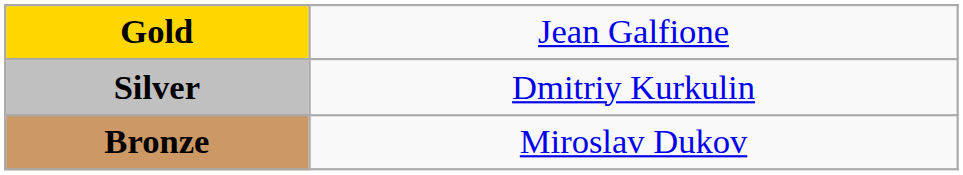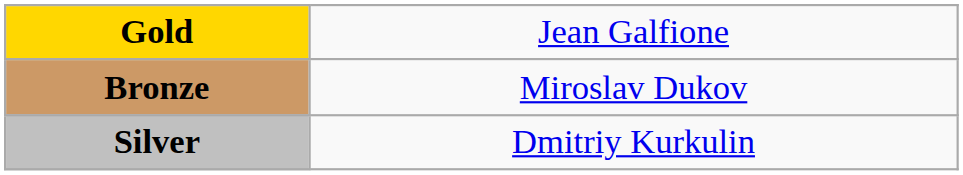rows swapped: (157, 86) <-> (157, 141)
